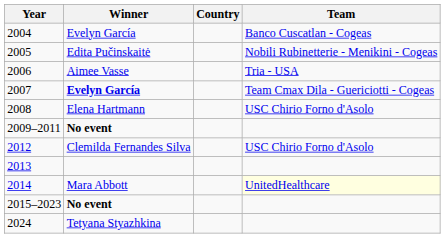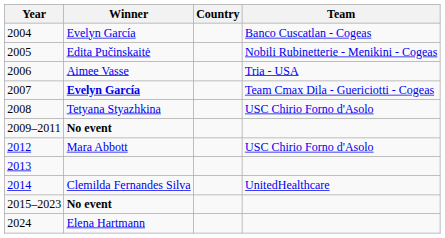(106, 109) Elena Hartmann -> (114, 109) Tetyana Styazhkina
(129, 147) Clemilda Fernandes Silva -> (97, 147) Mara Abbott
(97, 185) Mara Abbott -> (129, 185) Clemilda Fernandes Silva
(287, 185) lightyellow background -> (287, 185) no background
(114, 223) Tetyana Styazhkina -> (106, 223) Elena Hartmann
